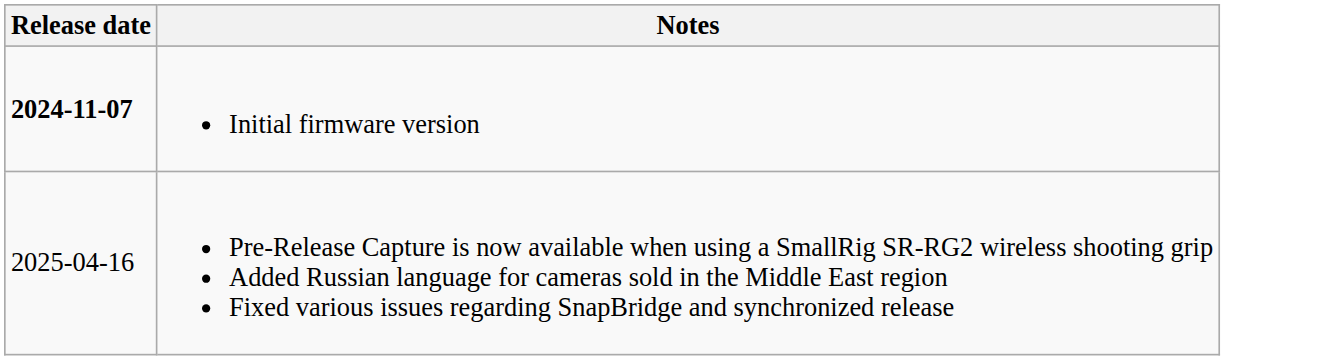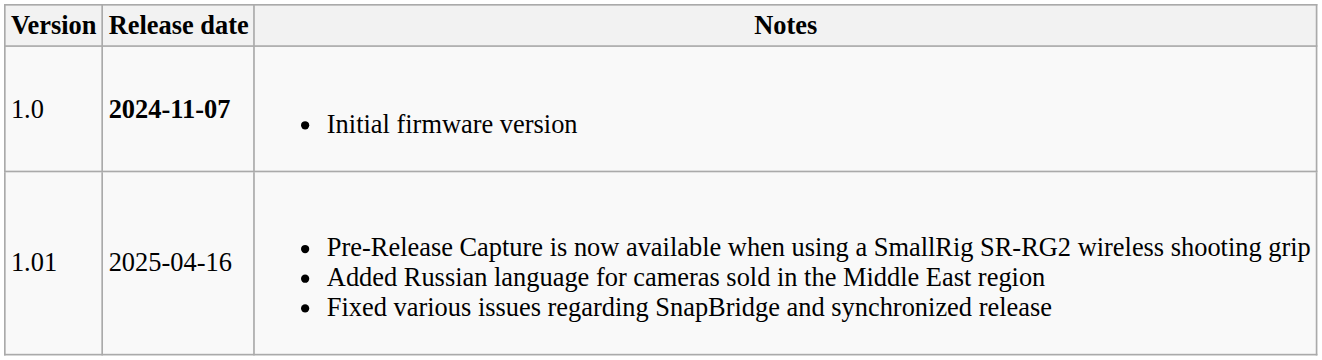+ column: (54, 25)
